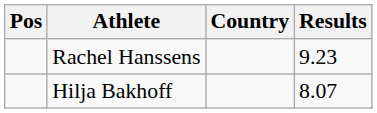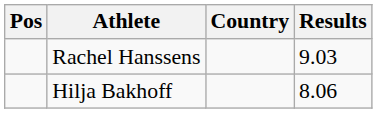(318, 56) 9.23 -> (318, 56) 9.03
(318, 90) 8.07 -> (318, 90) 8.06
